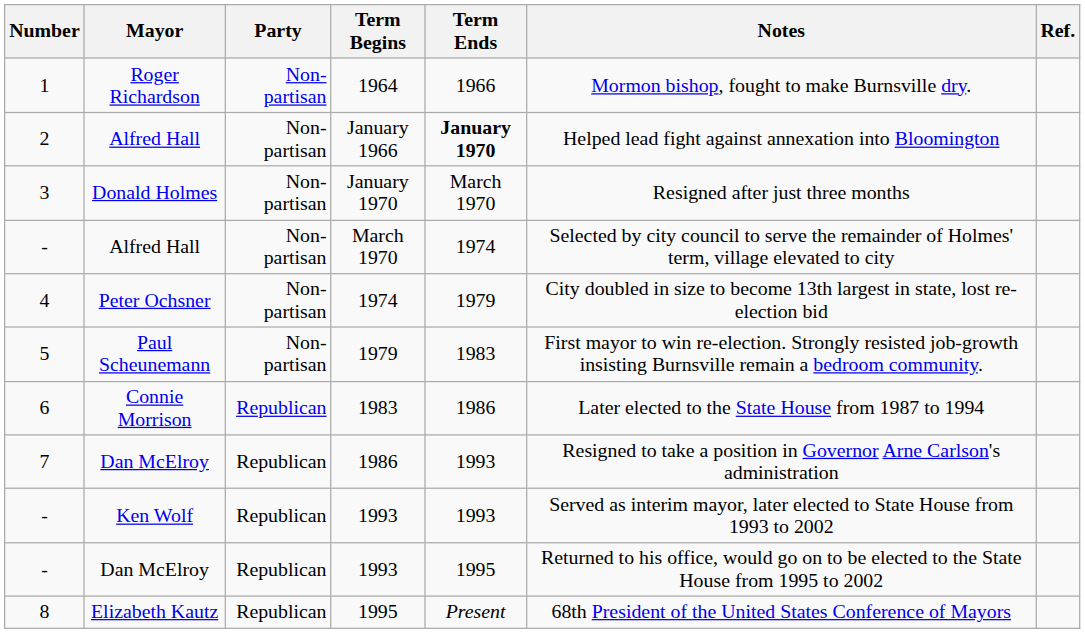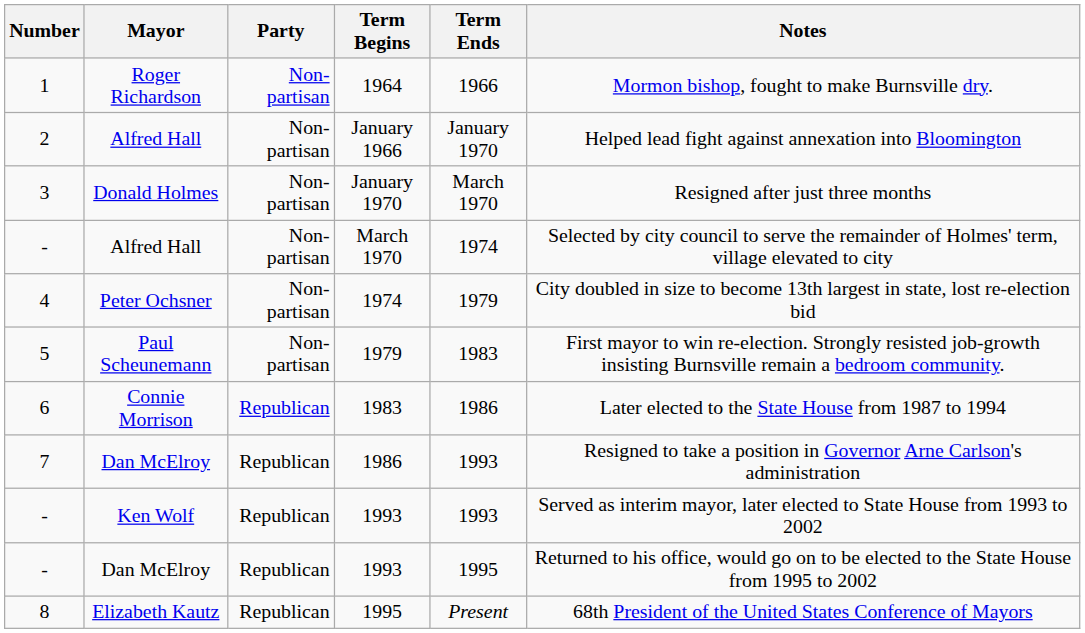- column: (1058, 31)
(476, 138) bold -> (478, 138) normal
